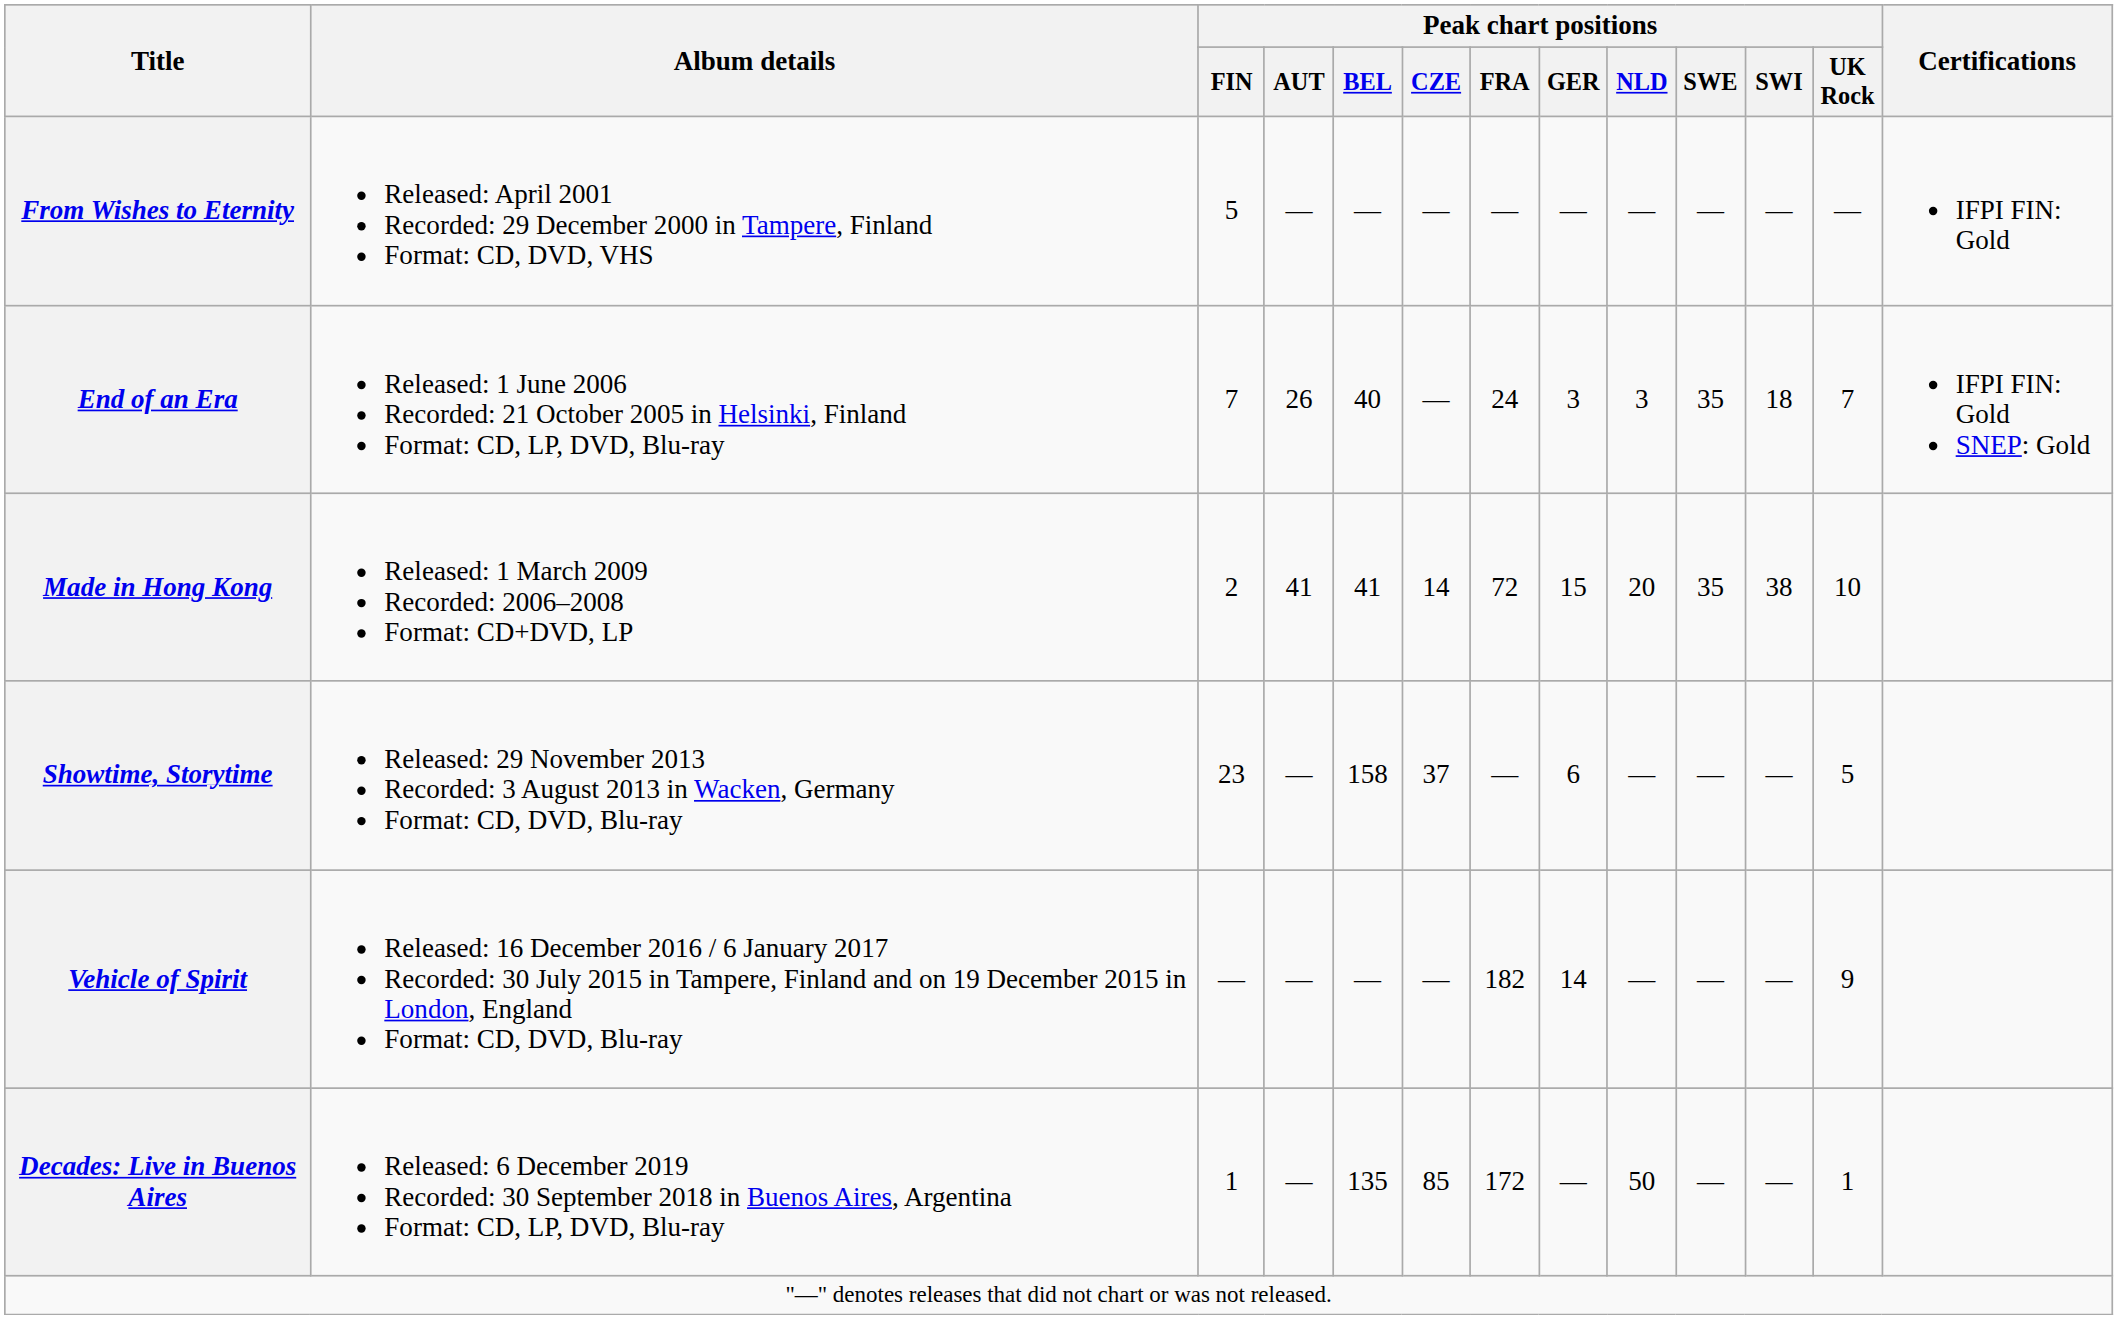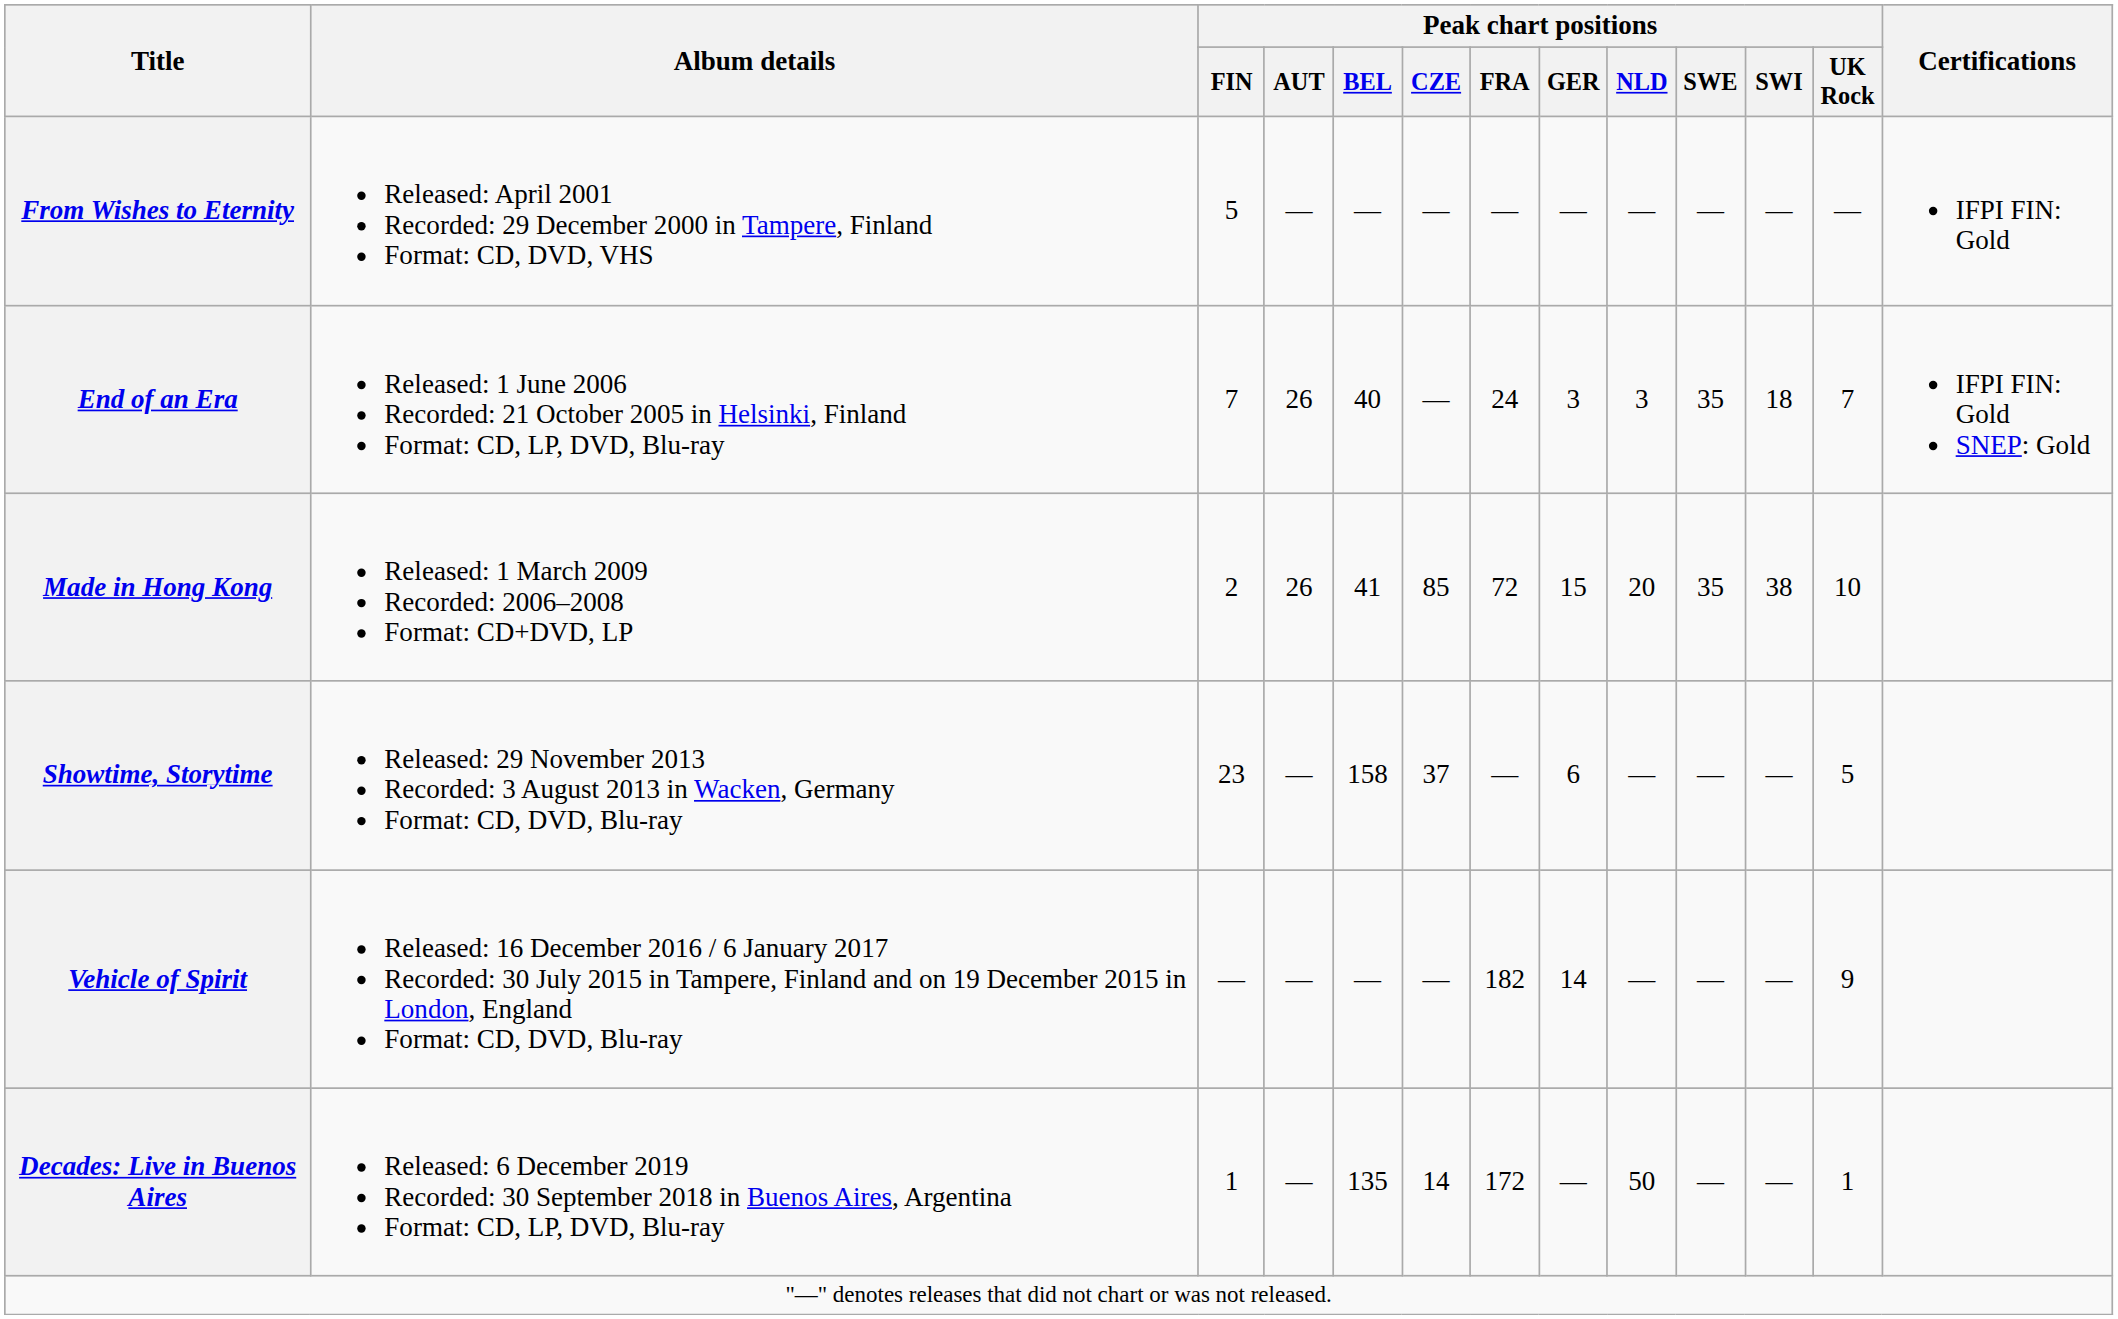(1299, 586) 41 -> (1299, 586) 26
(1436, 586) 14 -> (1436, 586) 85
(1436, 1181) 85 -> (1436, 1181) 14
